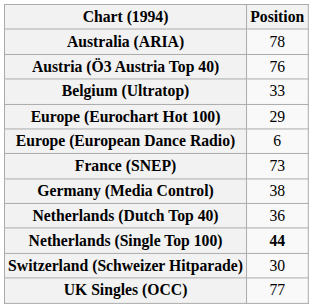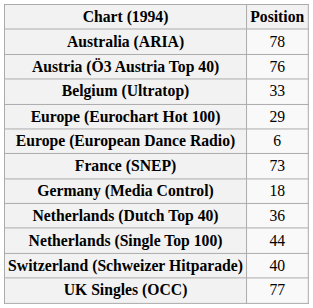(277, 191) 38 -> (277, 191) 18
(277, 240) bold -> (277, 240) normal
(277, 265) 30 -> (277, 265) 40
